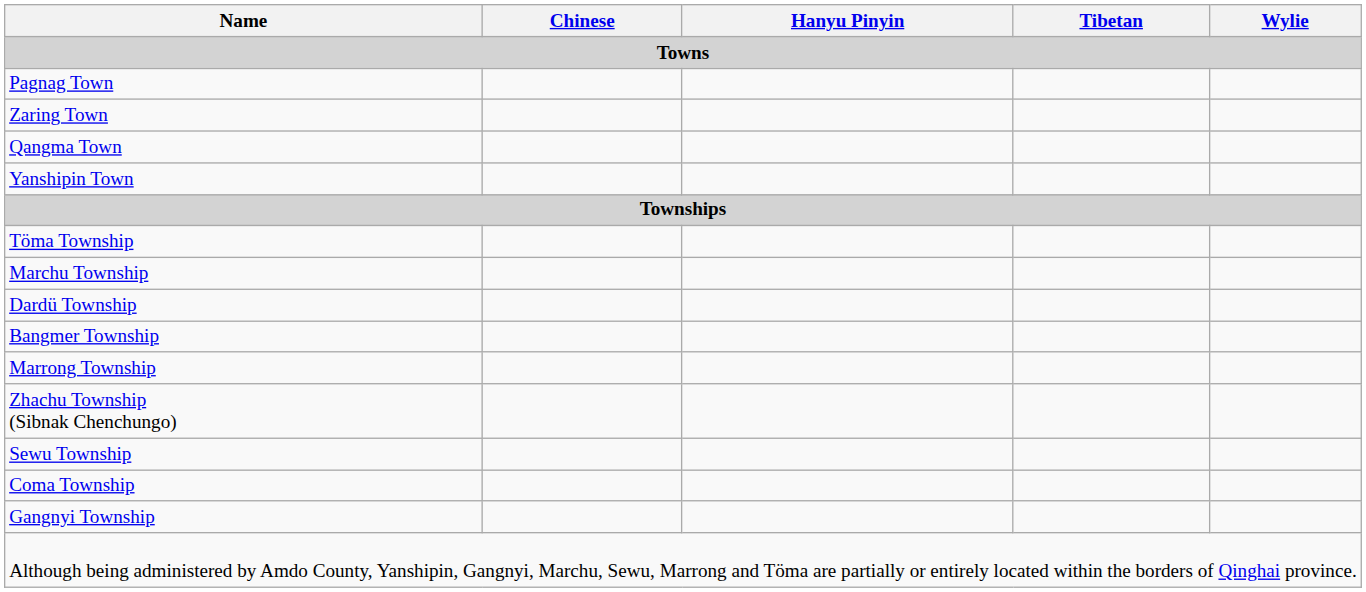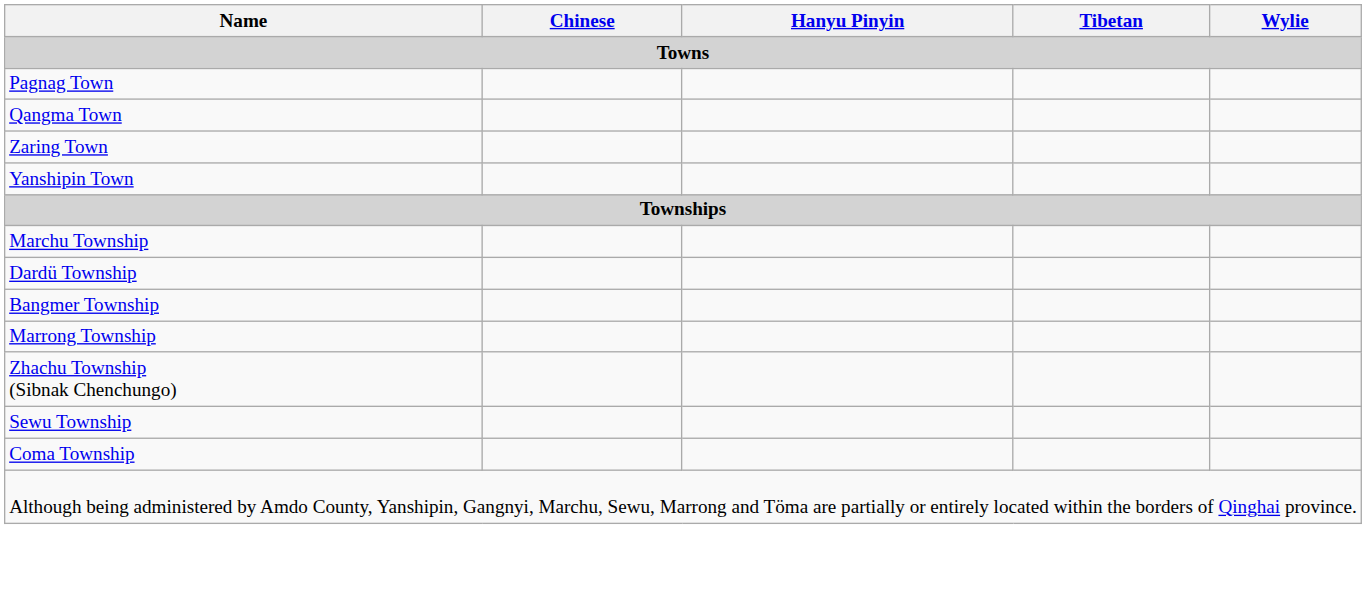rows swapped: (65, 147) <-> (59, 115)
- row: (71, 241)
- row: (82, 517)
